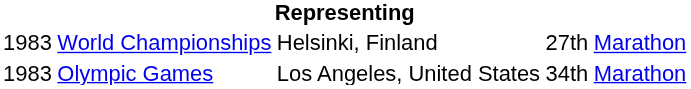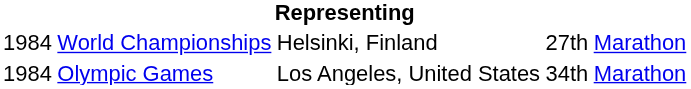(27, 43) 1983 -> (27, 43) 1984
(27, 73) 1983 -> (27, 73) 1984
